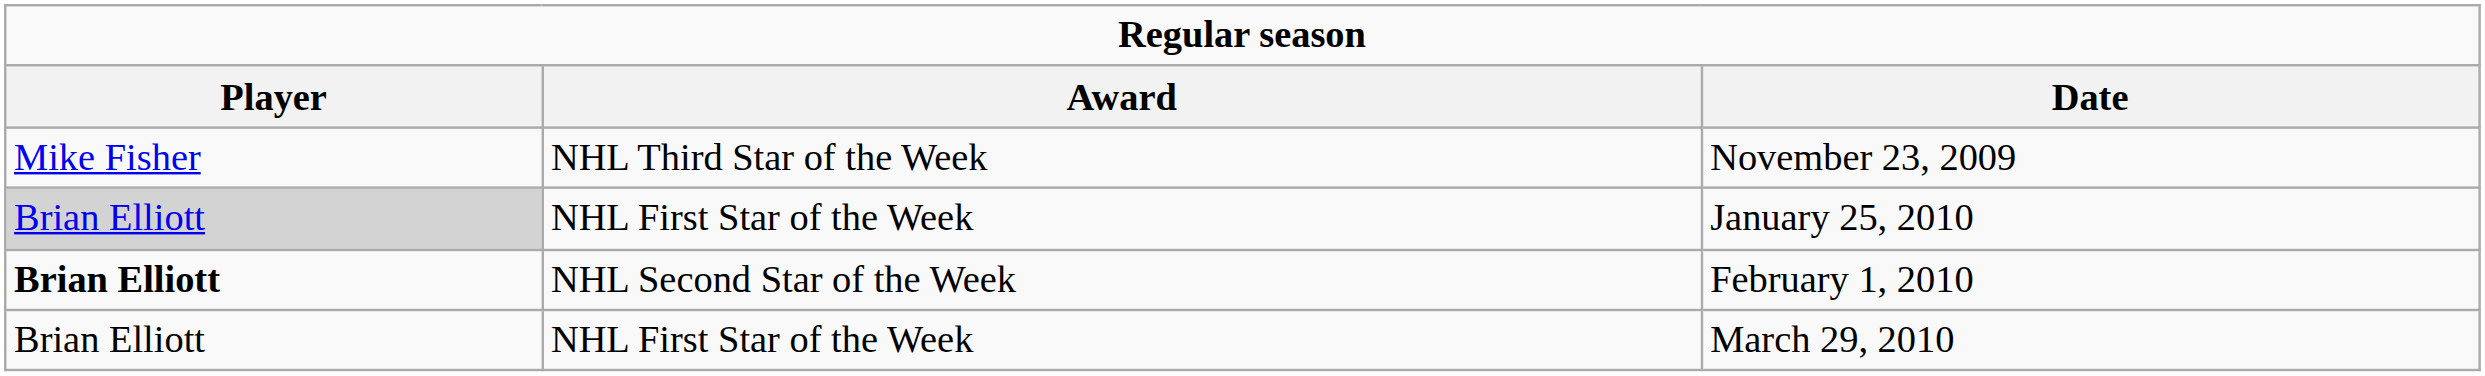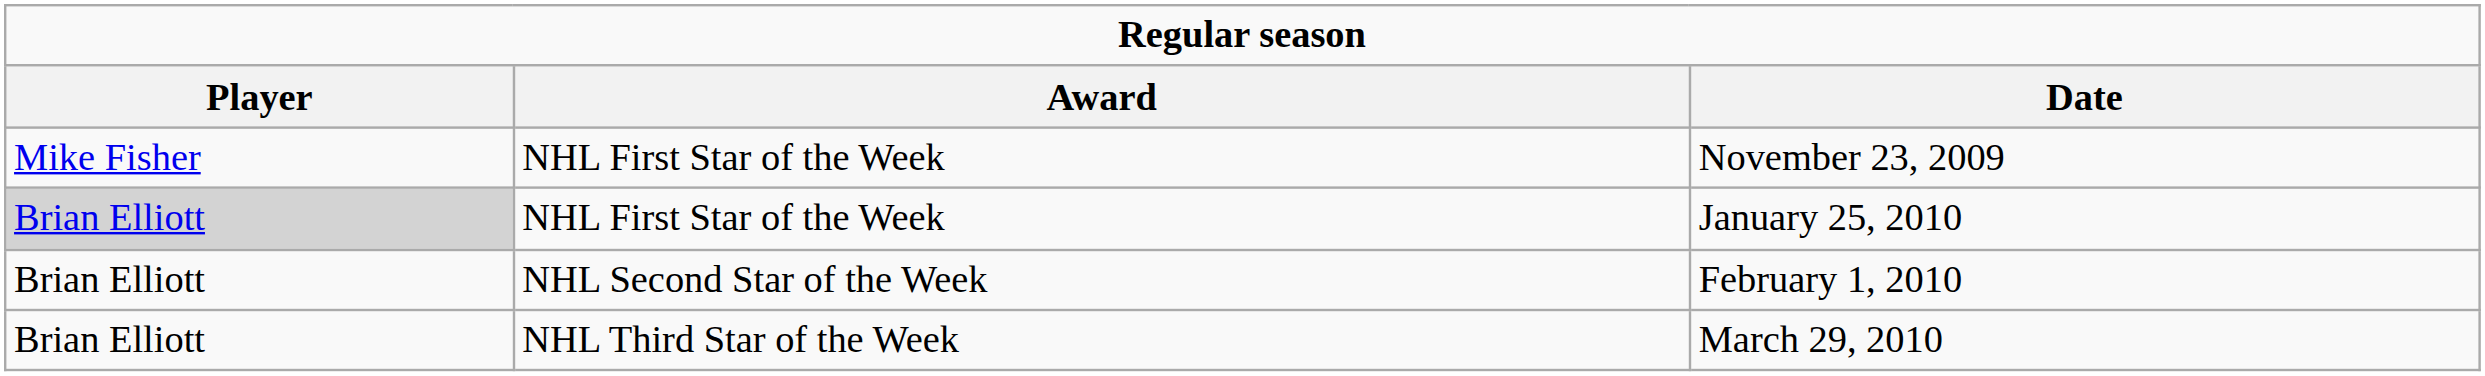(769, 156) NHL Third Star of the Week -> (734, 156) NHL First Star of the Week
(117, 278) bold -> (110, 278) normal
(762, 339) NHL First Star of the Week -> (741, 339) NHL Third Star of the Week
